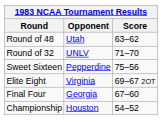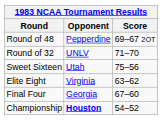(75, 39) Utah -> (88, 39) Pepperdine
(127, 39) 63–62 -> (135, 39) 69–67 2OT
(88, 67) Pepperdine -> (75, 67) Utah
(135, 80) 69–67 2OT -> (127, 80) 63–62
(82, 108) normal -> (84, 108) bold
